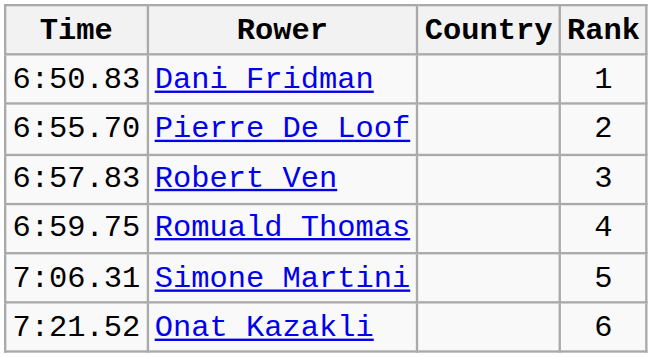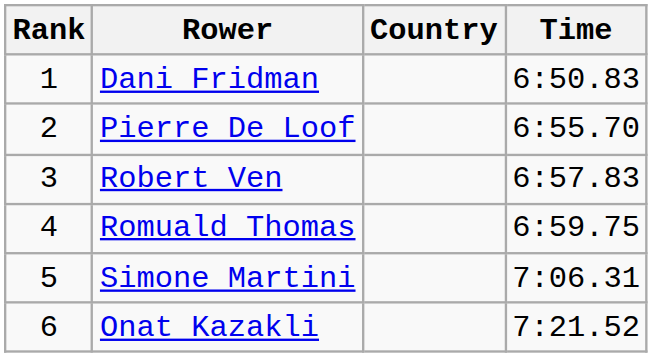columns swapped: (604, 30) <-> (76, 30)
